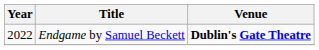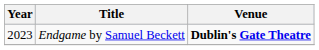(20, 34) 2022 -> (20, 34) 2023
